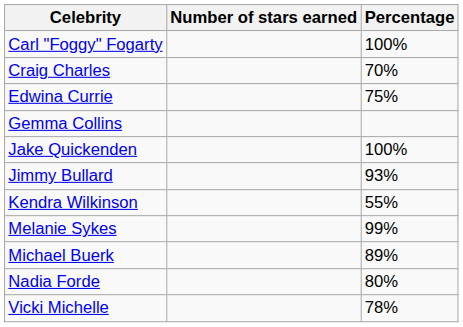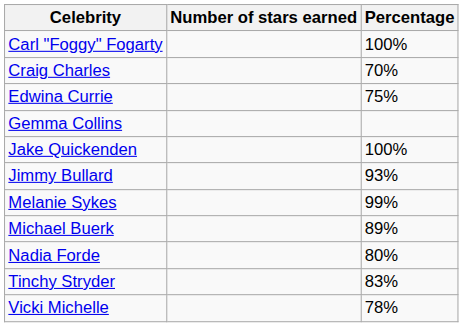- row: (73, 202)
+ row: (62, 281)
